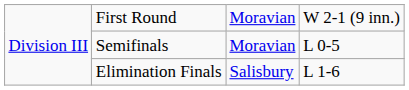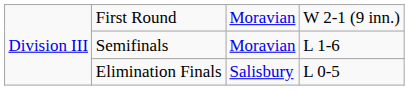(322, 44) L 0-5 -> (322, 44) L 1-6
(322, 71) L 1-6 -> (322, 71) L 0-5
